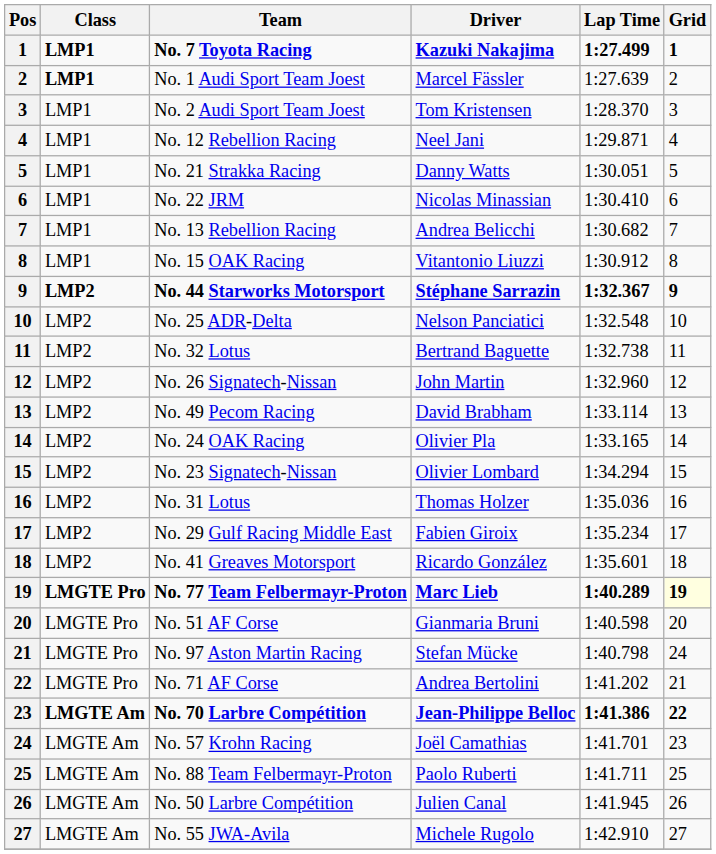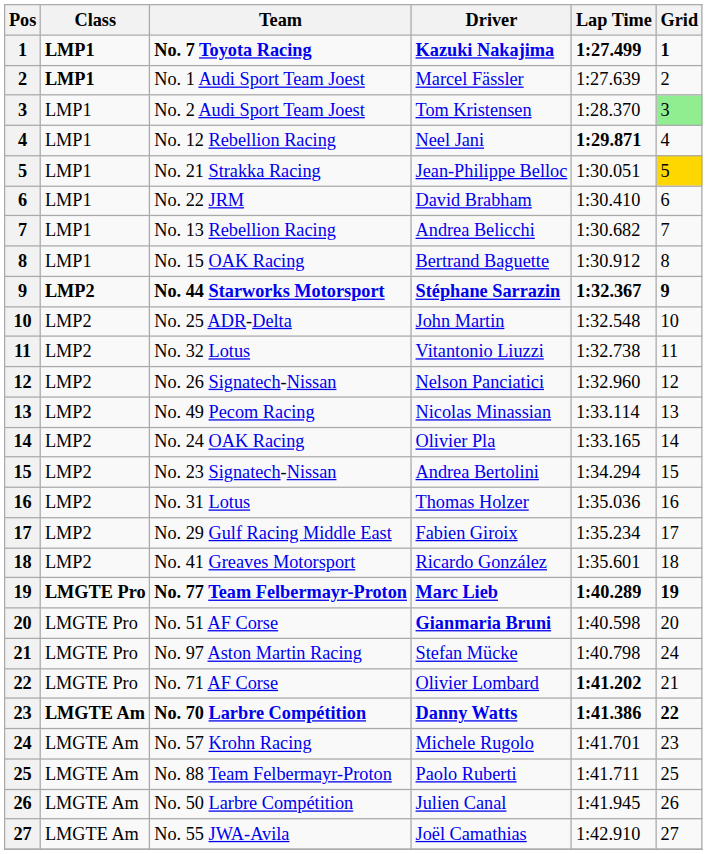(673, 110) no background -> (665, 110) lightgreen background
(616, 140) normal -> (609, 140) bold
(463, 170) Danny Watts -> (491, 170) Jean-Philippe Belloc
(673, 170) no background -> (665, 170) gold background
(483, 200) Nicolas Minassian -> (474, 200) David Brabham
(480, 261) Vitantonio Liuzzi -> (482, 261) Bertrand Baguette
(480, 321) Nelson Panciatici -> (460, 321) John Martin
(482, 351) Bertrand Baguette -> (480, 351) Vitantonio Liuzzi
(460, 381) John Martin -> (480, 381) Nelson Panciatici
(474, 412) David Brabham -> (483, 412) Nicolas Minassian
(477, 472) Olivier Lombard -> (477, 472) Andrea Bertolini
(678, 593) lightyellow background -> (670, 593) no background
(477, 623) normal -> (483, 623) bold
(477, 683) Andrea Bertolini -> (477, 683) Olivier Lombard
(616, 683) normal -> (609, 683) bold
(496, 713) Jean-Philippe Belloc -> (466, 713) Danny Watts
(471, 743) Joël Camathias -> (475, 743) Michele Rugolo
(475, 834) Michele Rugolo -> (471, 834) Joël Camathias
